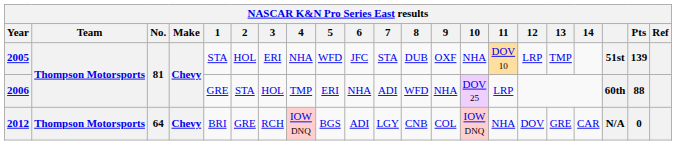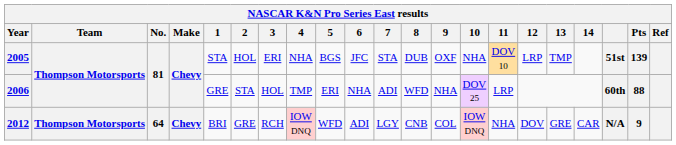(330, 58) WFD -> (330, 58) BGS
(330, 123) BGS -> (330, 123) WFD
(639, 123) 0 -> (639, 123) 9
